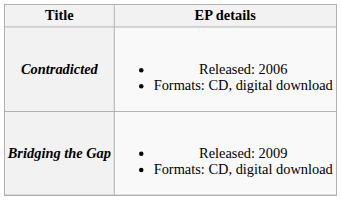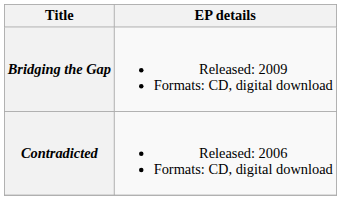rows swapped: (59, 69) <-> (59, 153)
